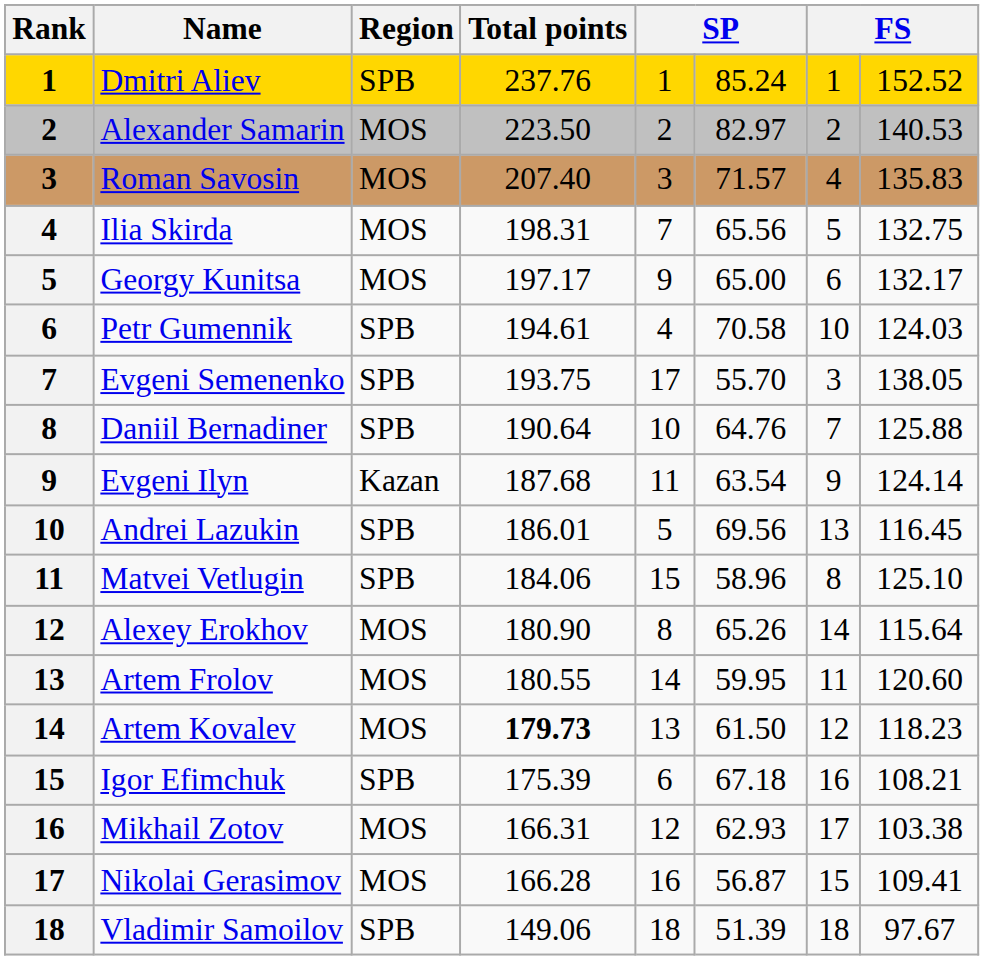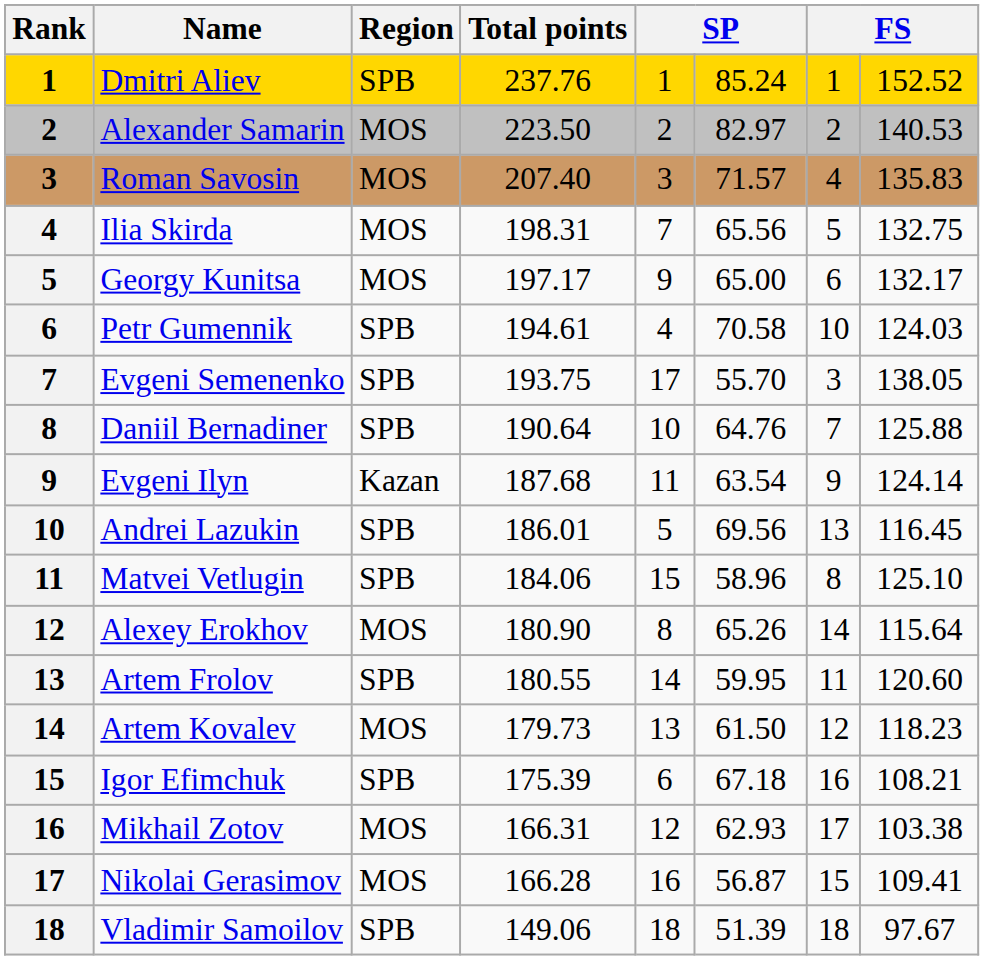(393, 679) MOS -> (387, 679) SPB
(548, 729) bold -> (548, 729) normal
